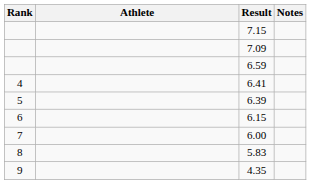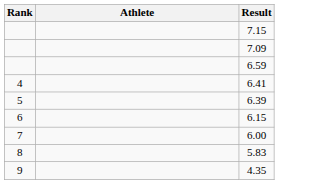- column: (290, 13)
